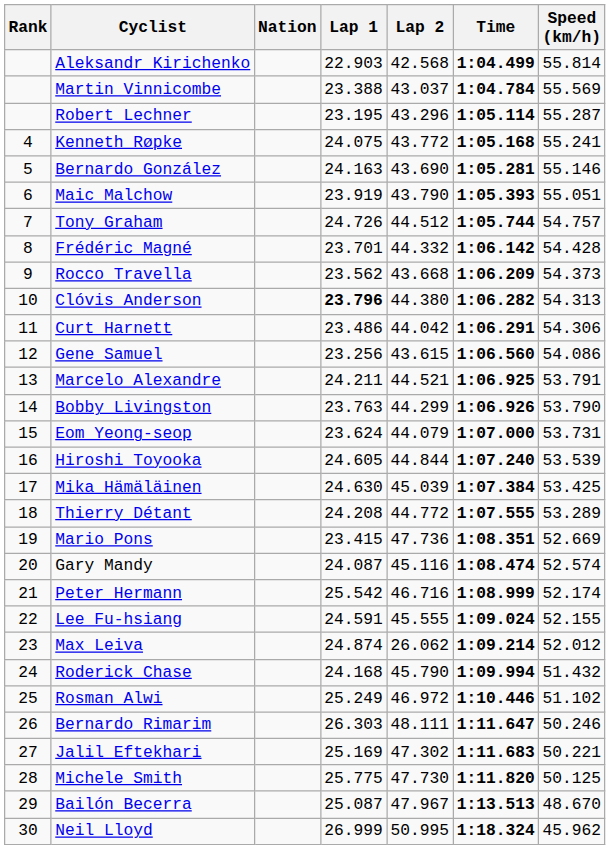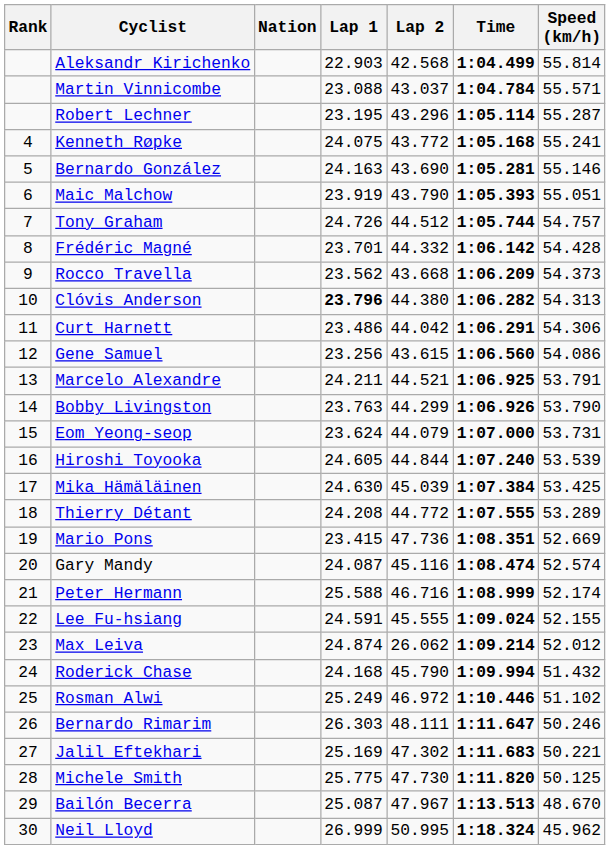(354, 90) 23.388 -> (354, 90) 23.088
(572, 90) 55.569 -> (572, 90) 55.571
(354, 593) 25.542 -> (354, 593) 25.588
